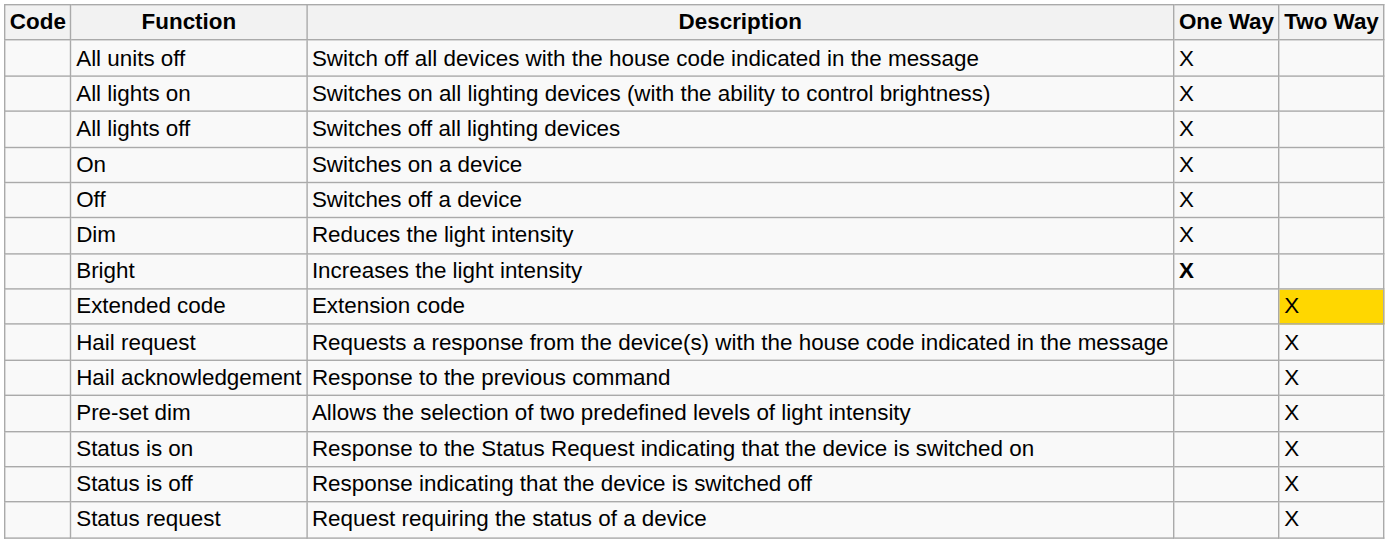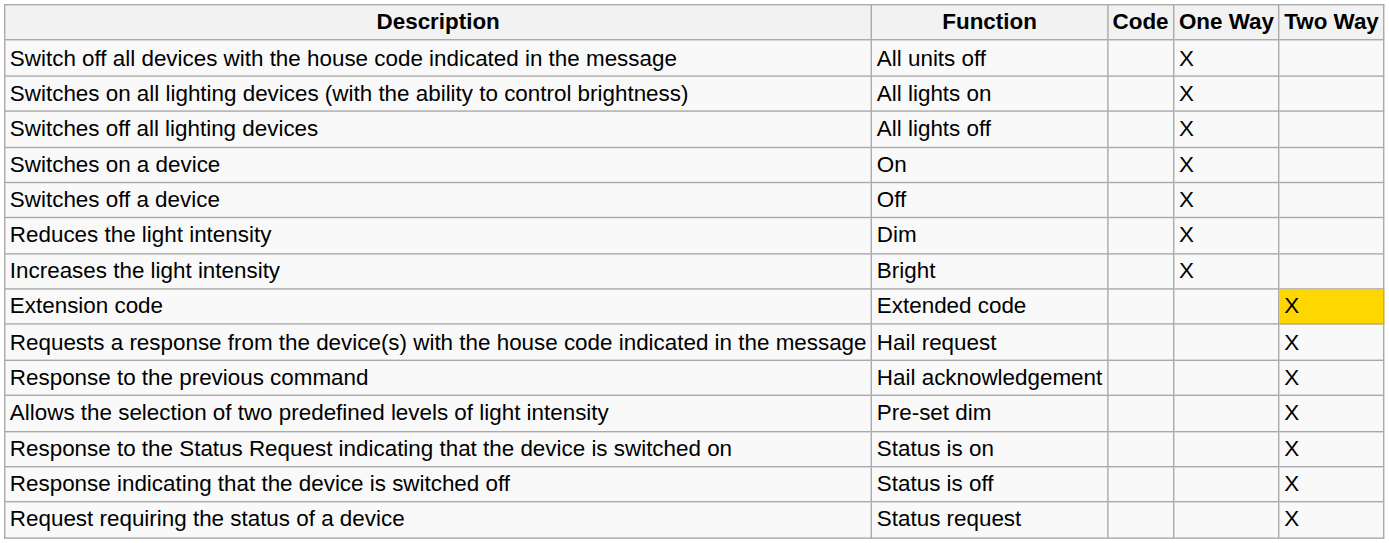columns swapped: (38, 22) <-> (740, 22)
(1186, 270) bold -> (1186, 270) normal
